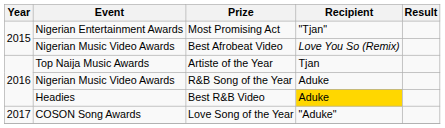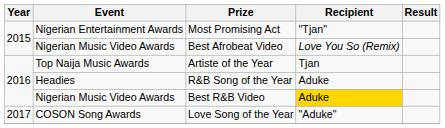(105, 81) Nigerian Music Video Awards -> (55, 81) Headies
(55, 98) Headies -> (105, 98) Nigerian Music Video Awards
